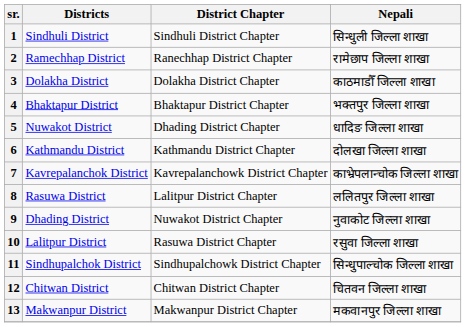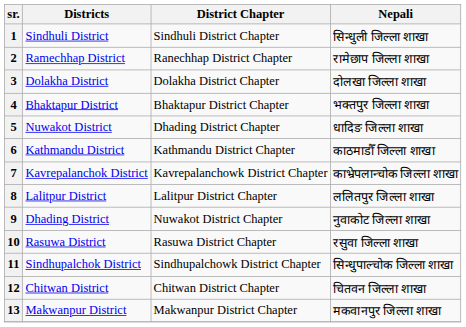(384, 82) काठमाडौँ जिल्ला शाखा -> (380, 82) दोलखा जिल्ला शाखा
(380, 151) दोलखा जिल्ला शाखा -> (384, 151) काठमाडौँ जिल्ला शाखा
(66, 196) Rasuwa District -> (66, 196) Lalitpur District
(66, 241) Lalitpur District -> (66, 241) Rasuwa District
